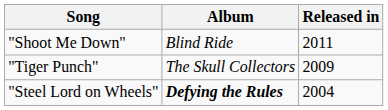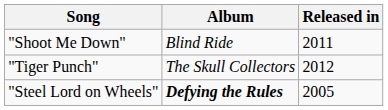(318, 67) 2009 -> (318, 67) 2012
(318, 92) 2004 -> (318, 92) 2005
